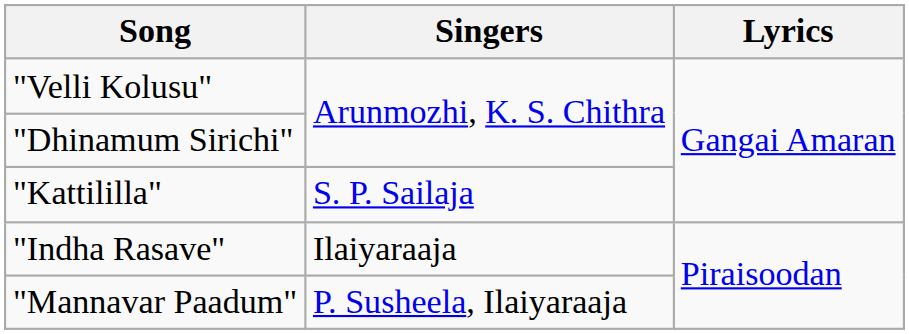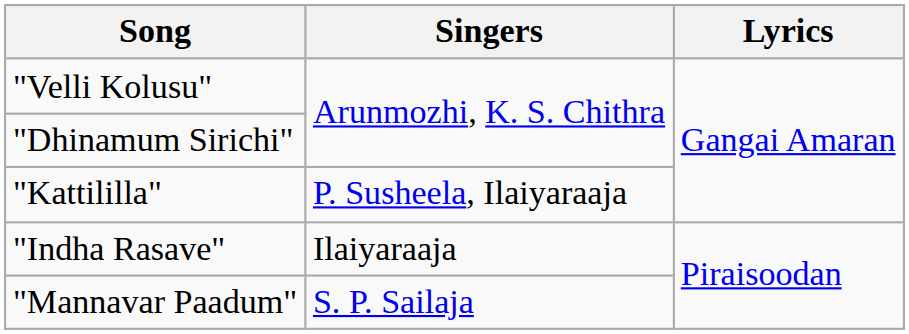(393, 193) S. P. Sailaja -> (470, 193) P. Susheela, Ilaiyaraaja
(470, 301) P. Susheela, Ilaiyaraaja -> (393, 301) S. P. Sailaja
